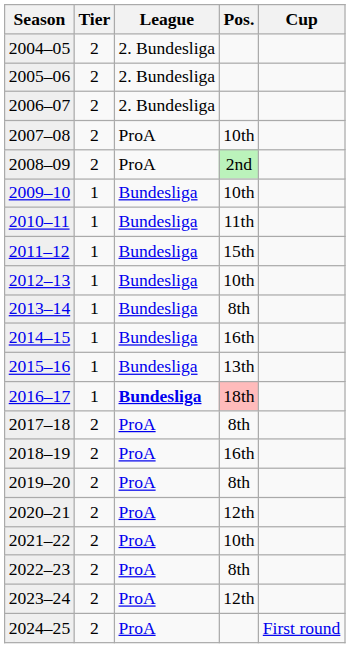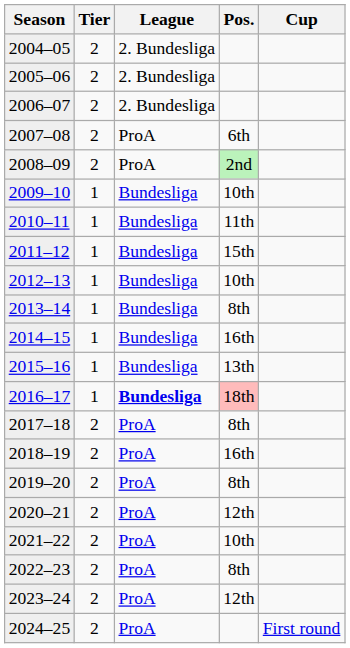(239, 135) 10th -> (239, 135) 6th
